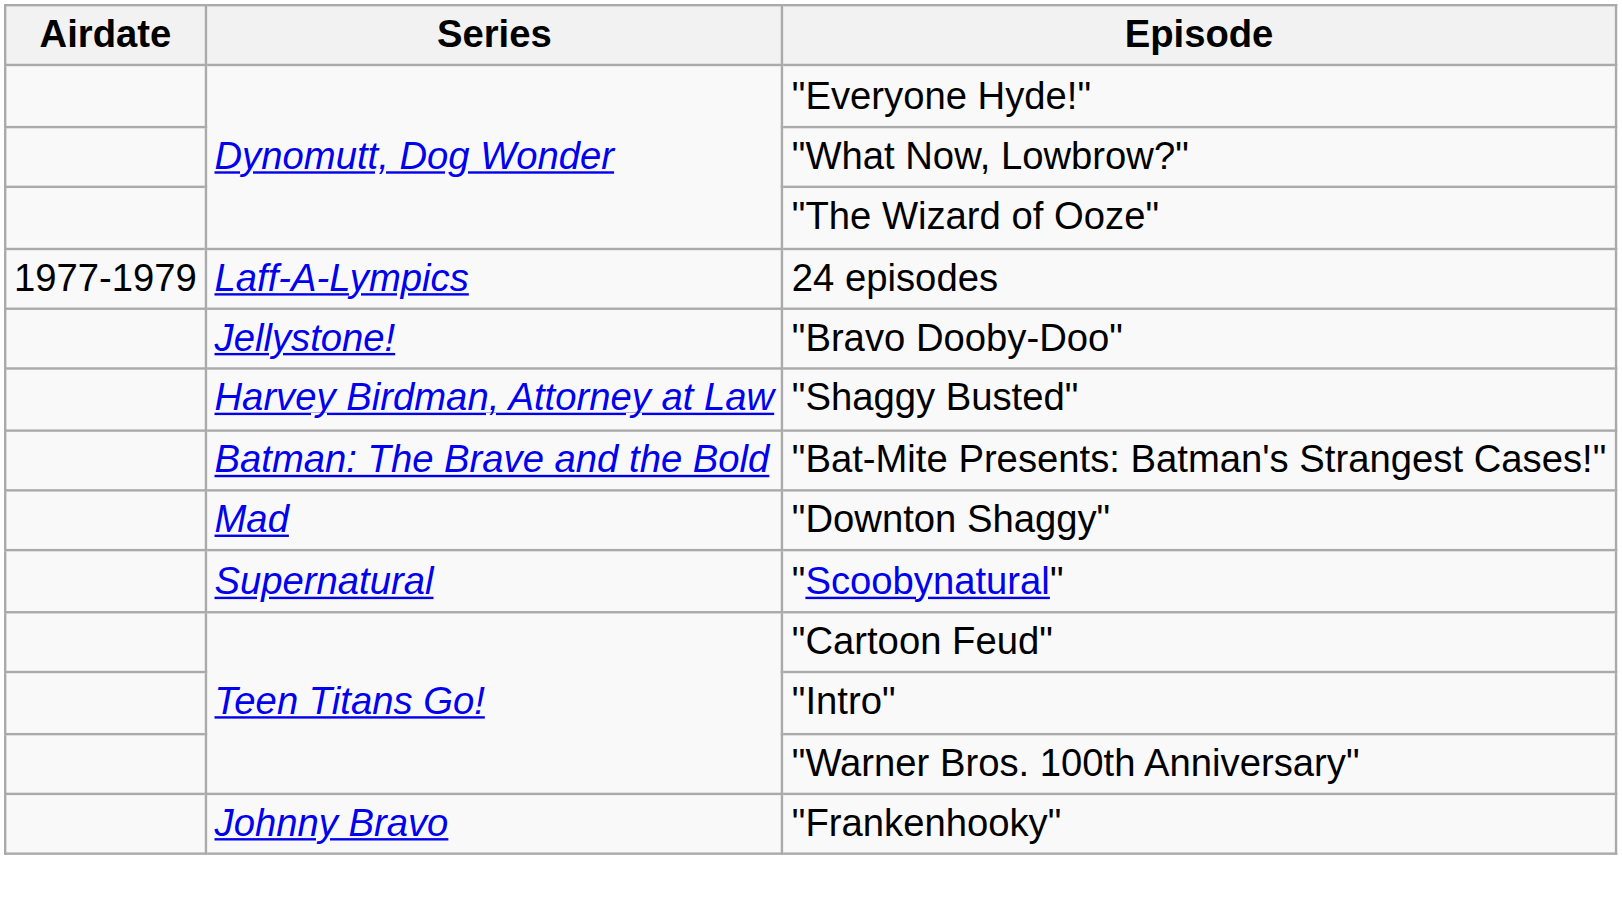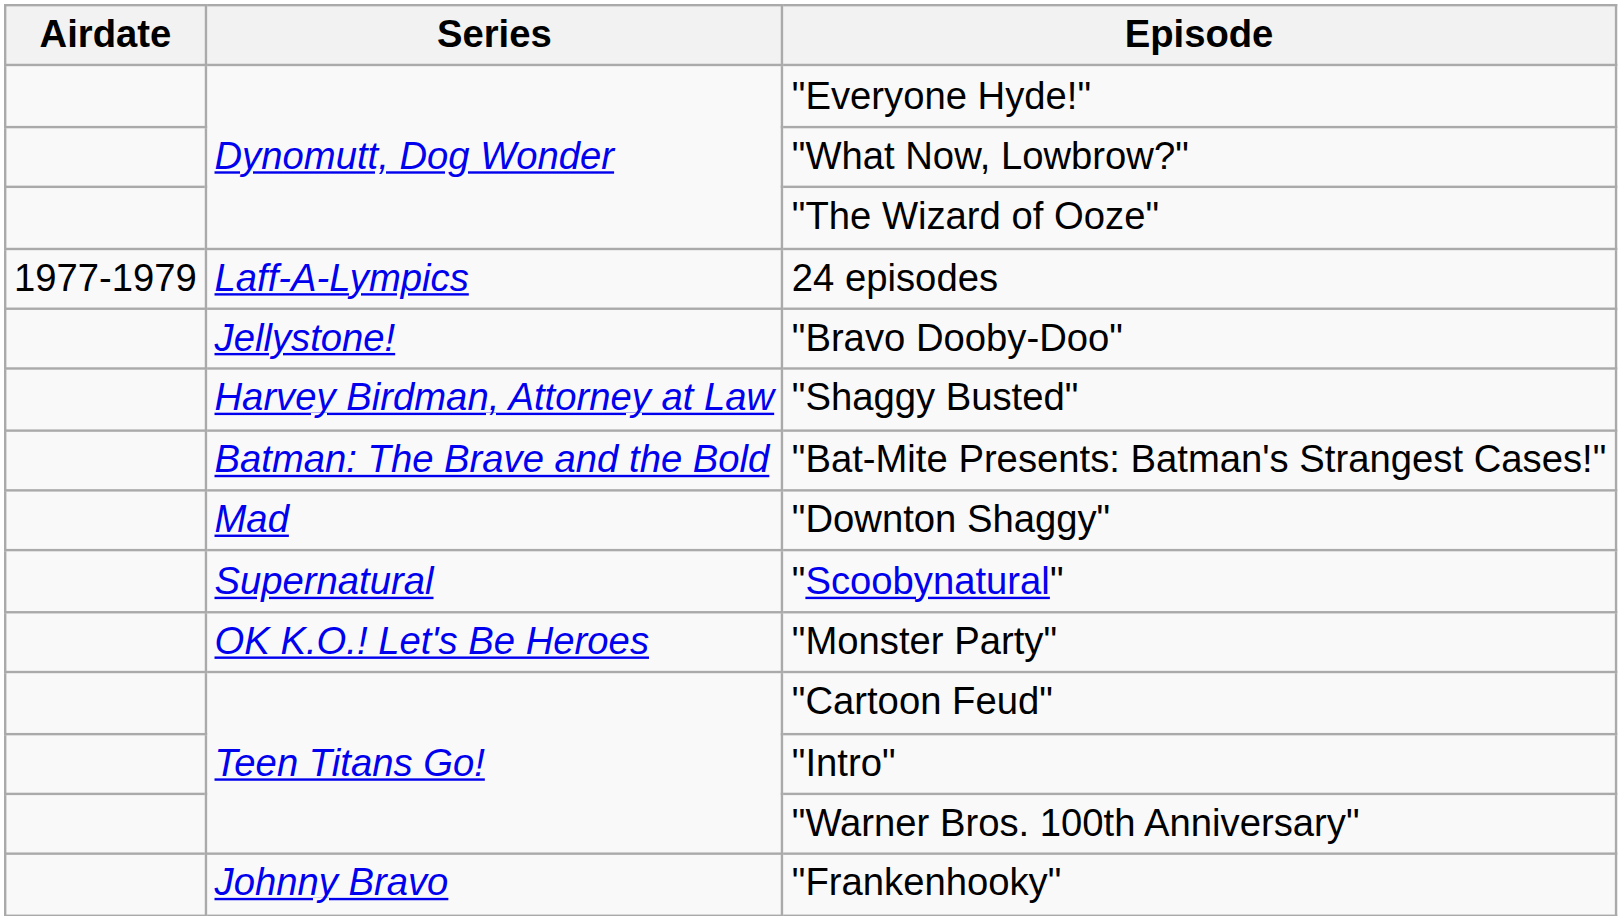+ row: (924, 641)
